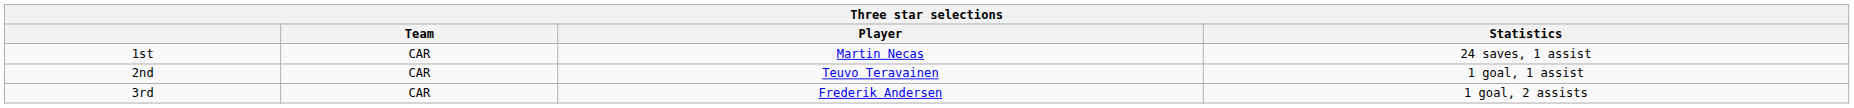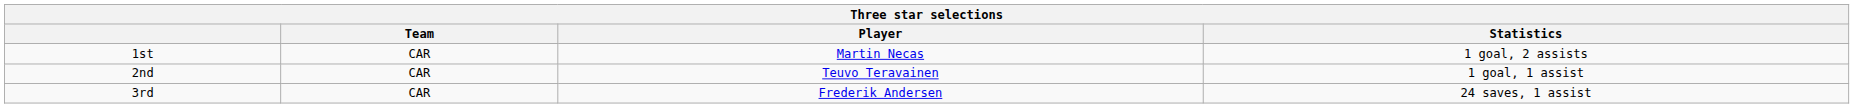(1526, 54) 24 saves, 1 assist -> (1526, 54) 1 goal, 2 assists
(1526, 93) 1 goal, 2 assists -> (1526, 93) 24 saves, 1 assist
